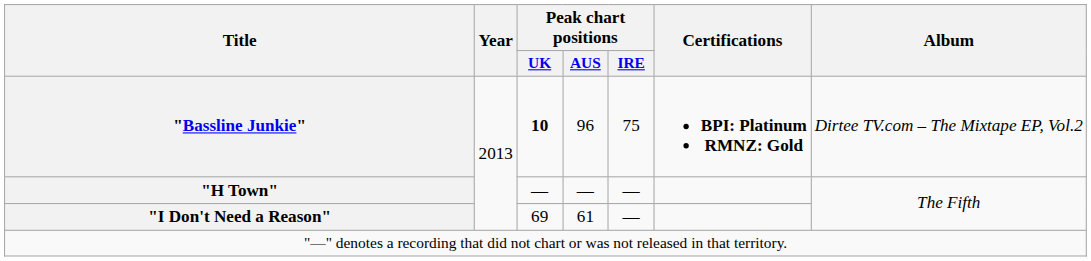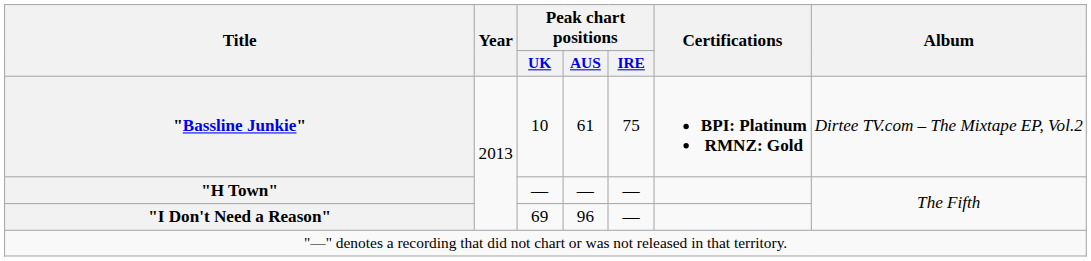(540, 126) bold -> (540, 126) normal
(585, 126) 96 -> (585, 126) 61
(585, 216) 61 -> (585, 216) 96
